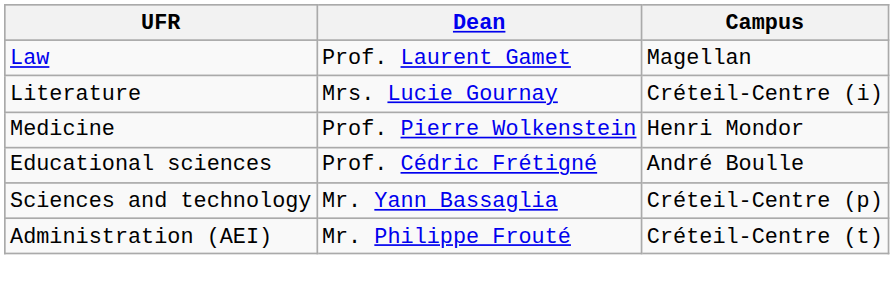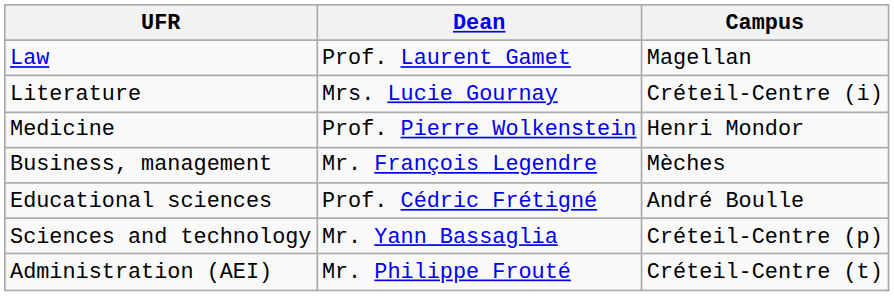+ row: (141, 165)
